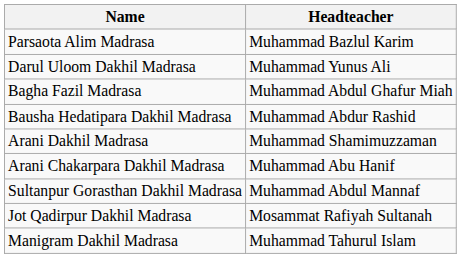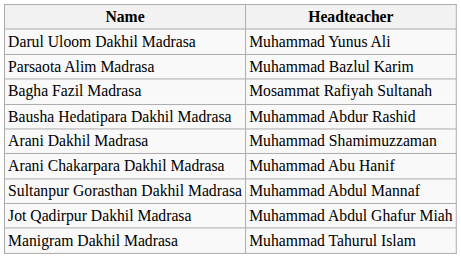rows swapped: (102, 66) <-> (81, 41)
(351, 91) Muhammad Abdul Ghafur Miah -> (341, 91) Mosammat Rafiyah Sultanah
(341, 215) Mosammat Rafiyah Sultanah -> (351, 215) Muhammad Abdul Ghafur Miah
